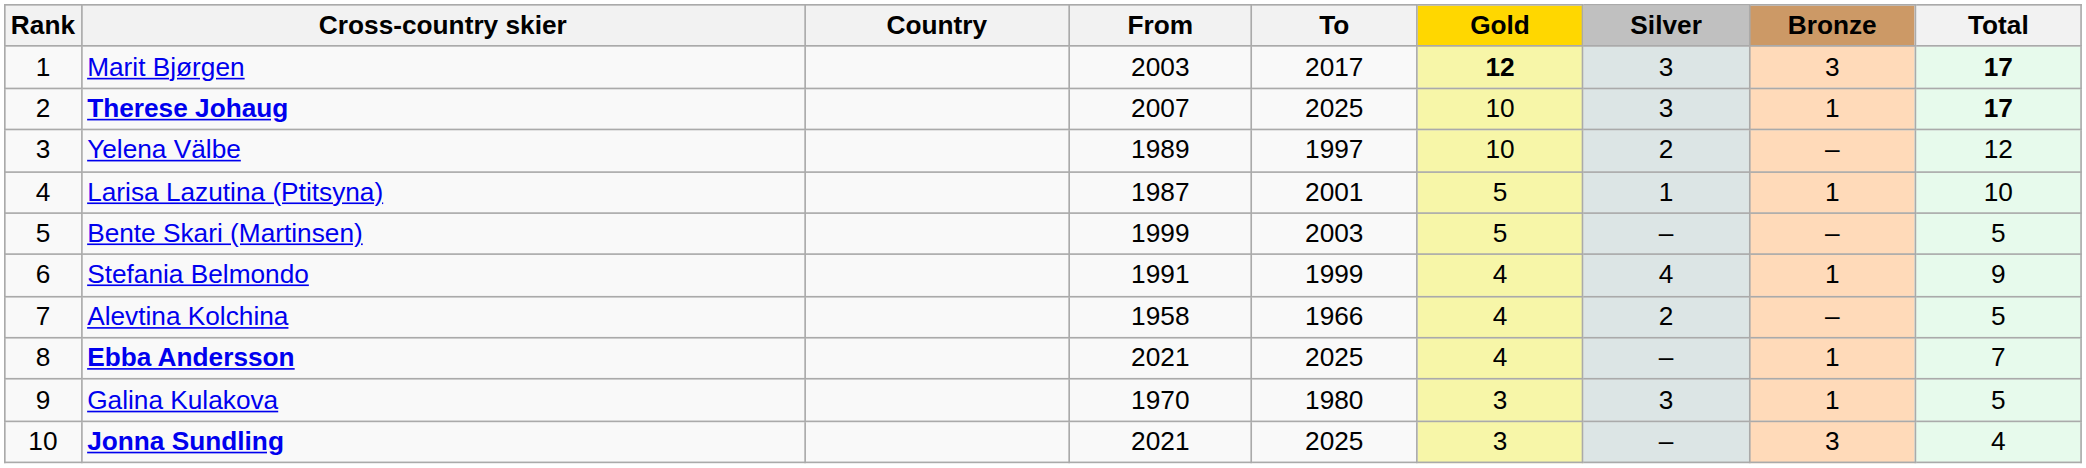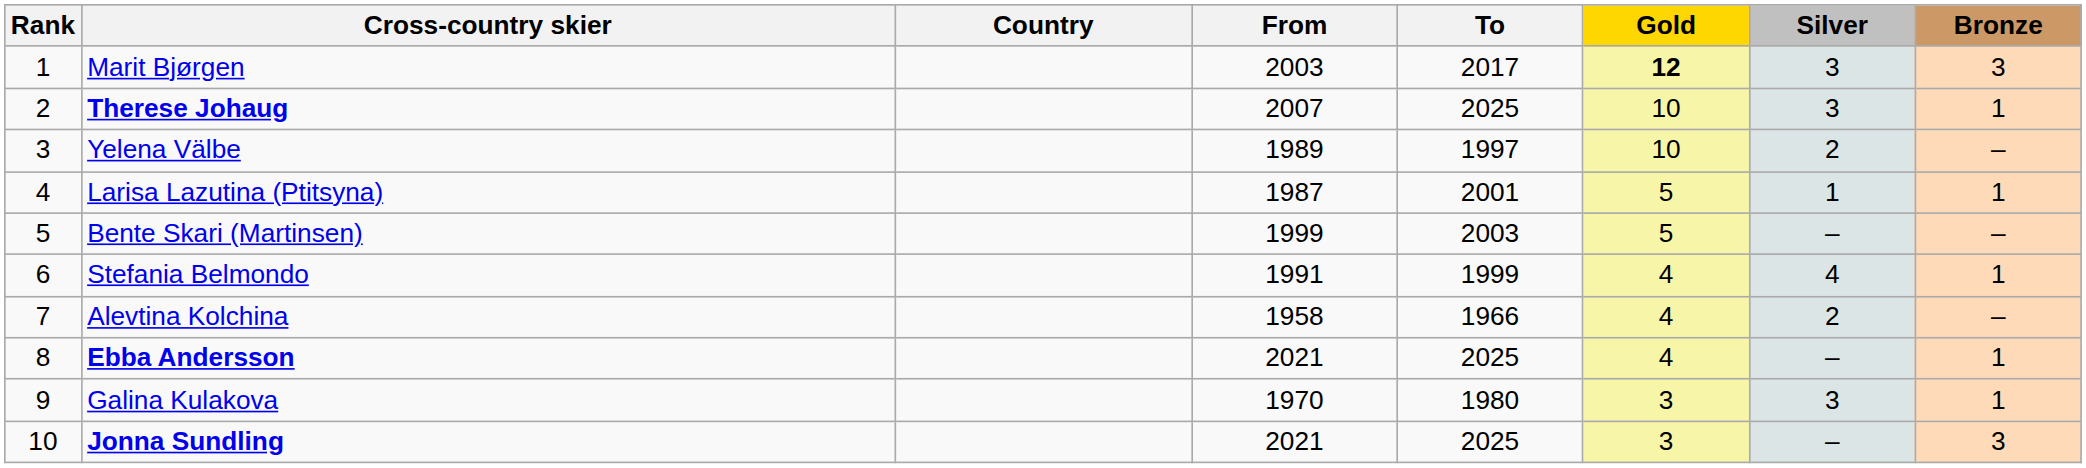- column: (1998, 25)
